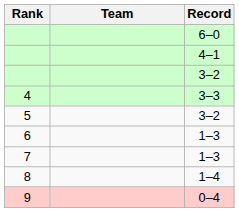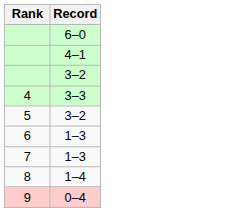- column: (117, 14)
